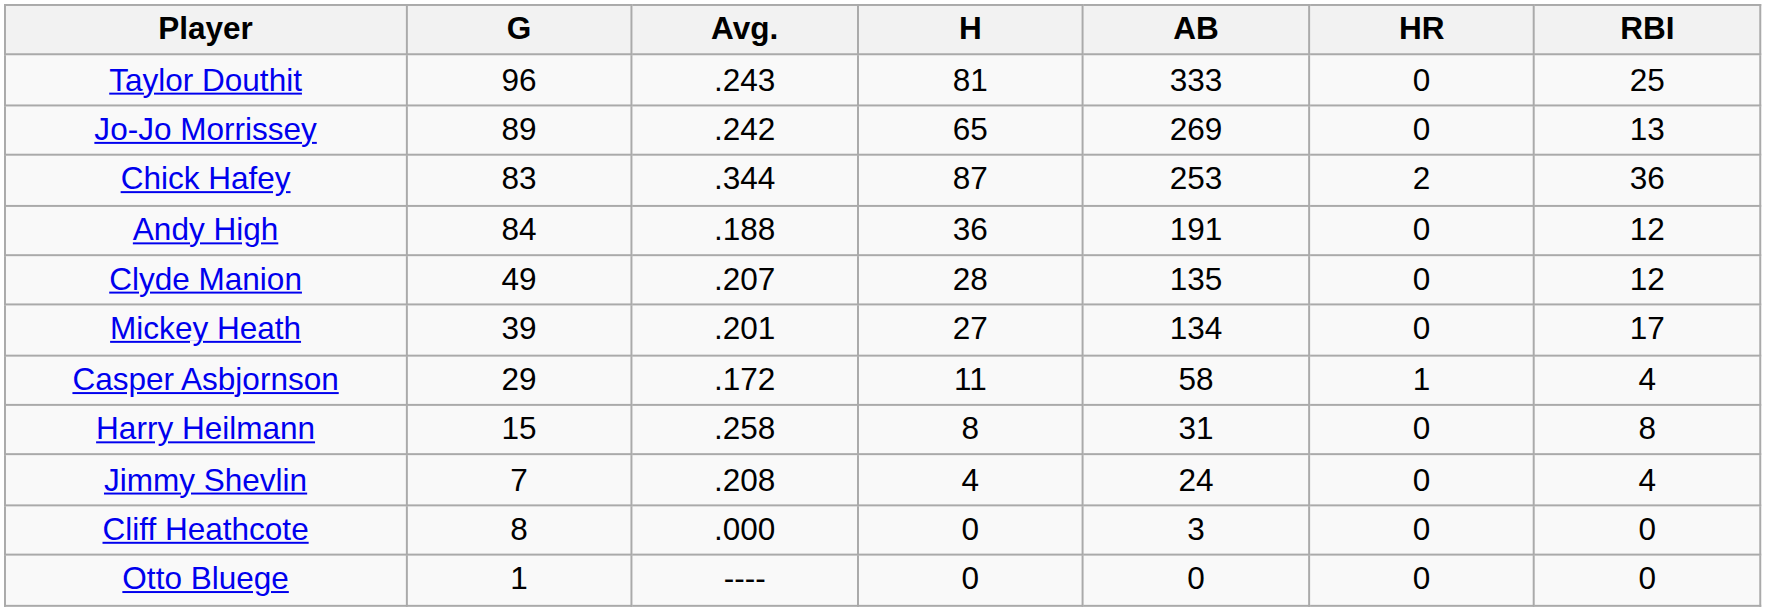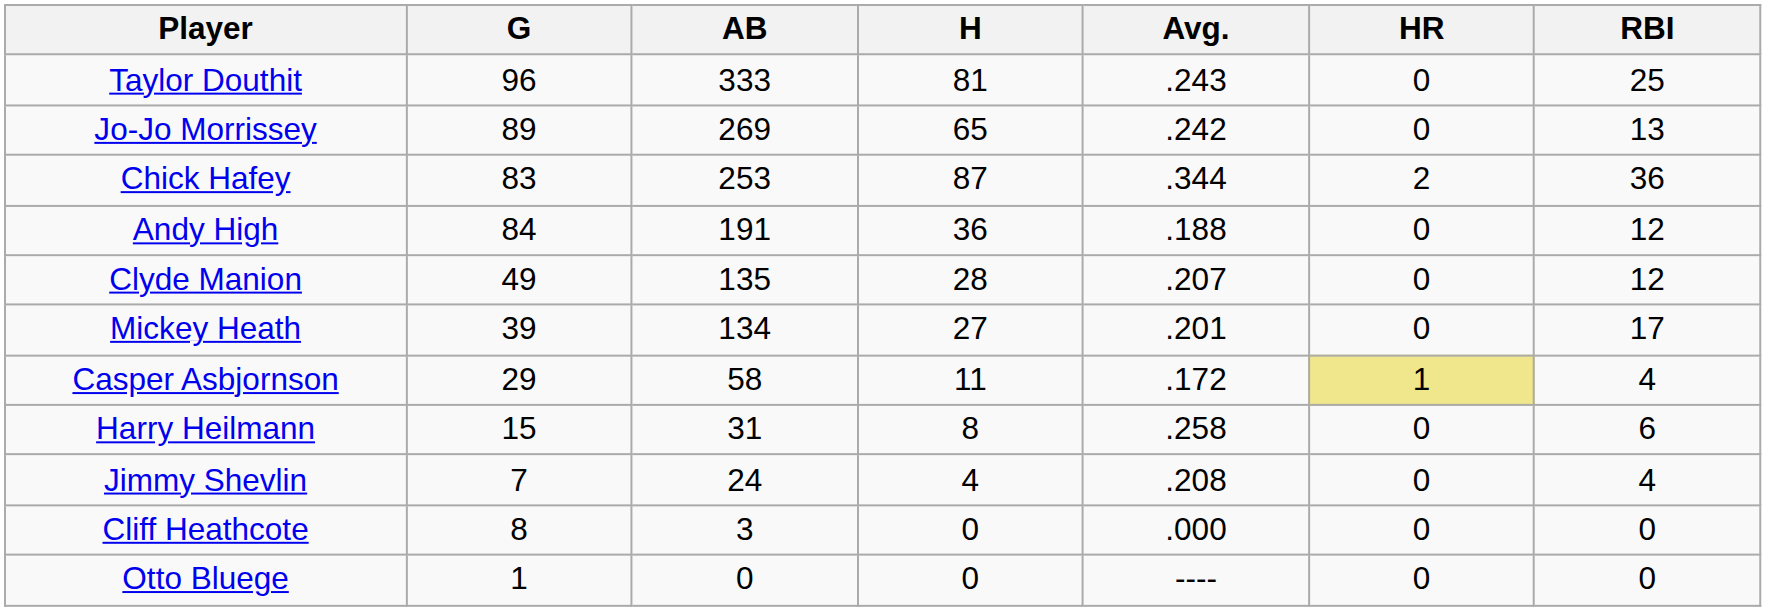columns swapped: (1196, 29) <-> (745, 29)
(1422, 379) no background -> (1422, 379) khaki background
(1647, 429) 8 -> (1647, 429) 6
